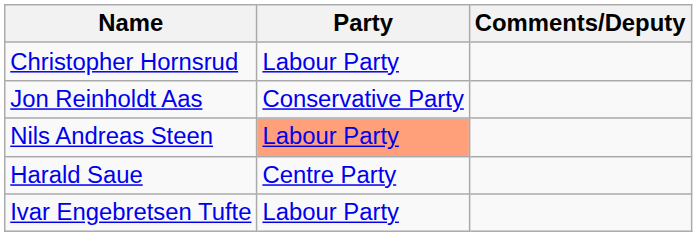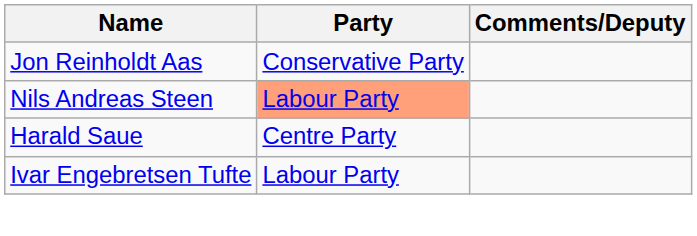- row: (124, 61)
